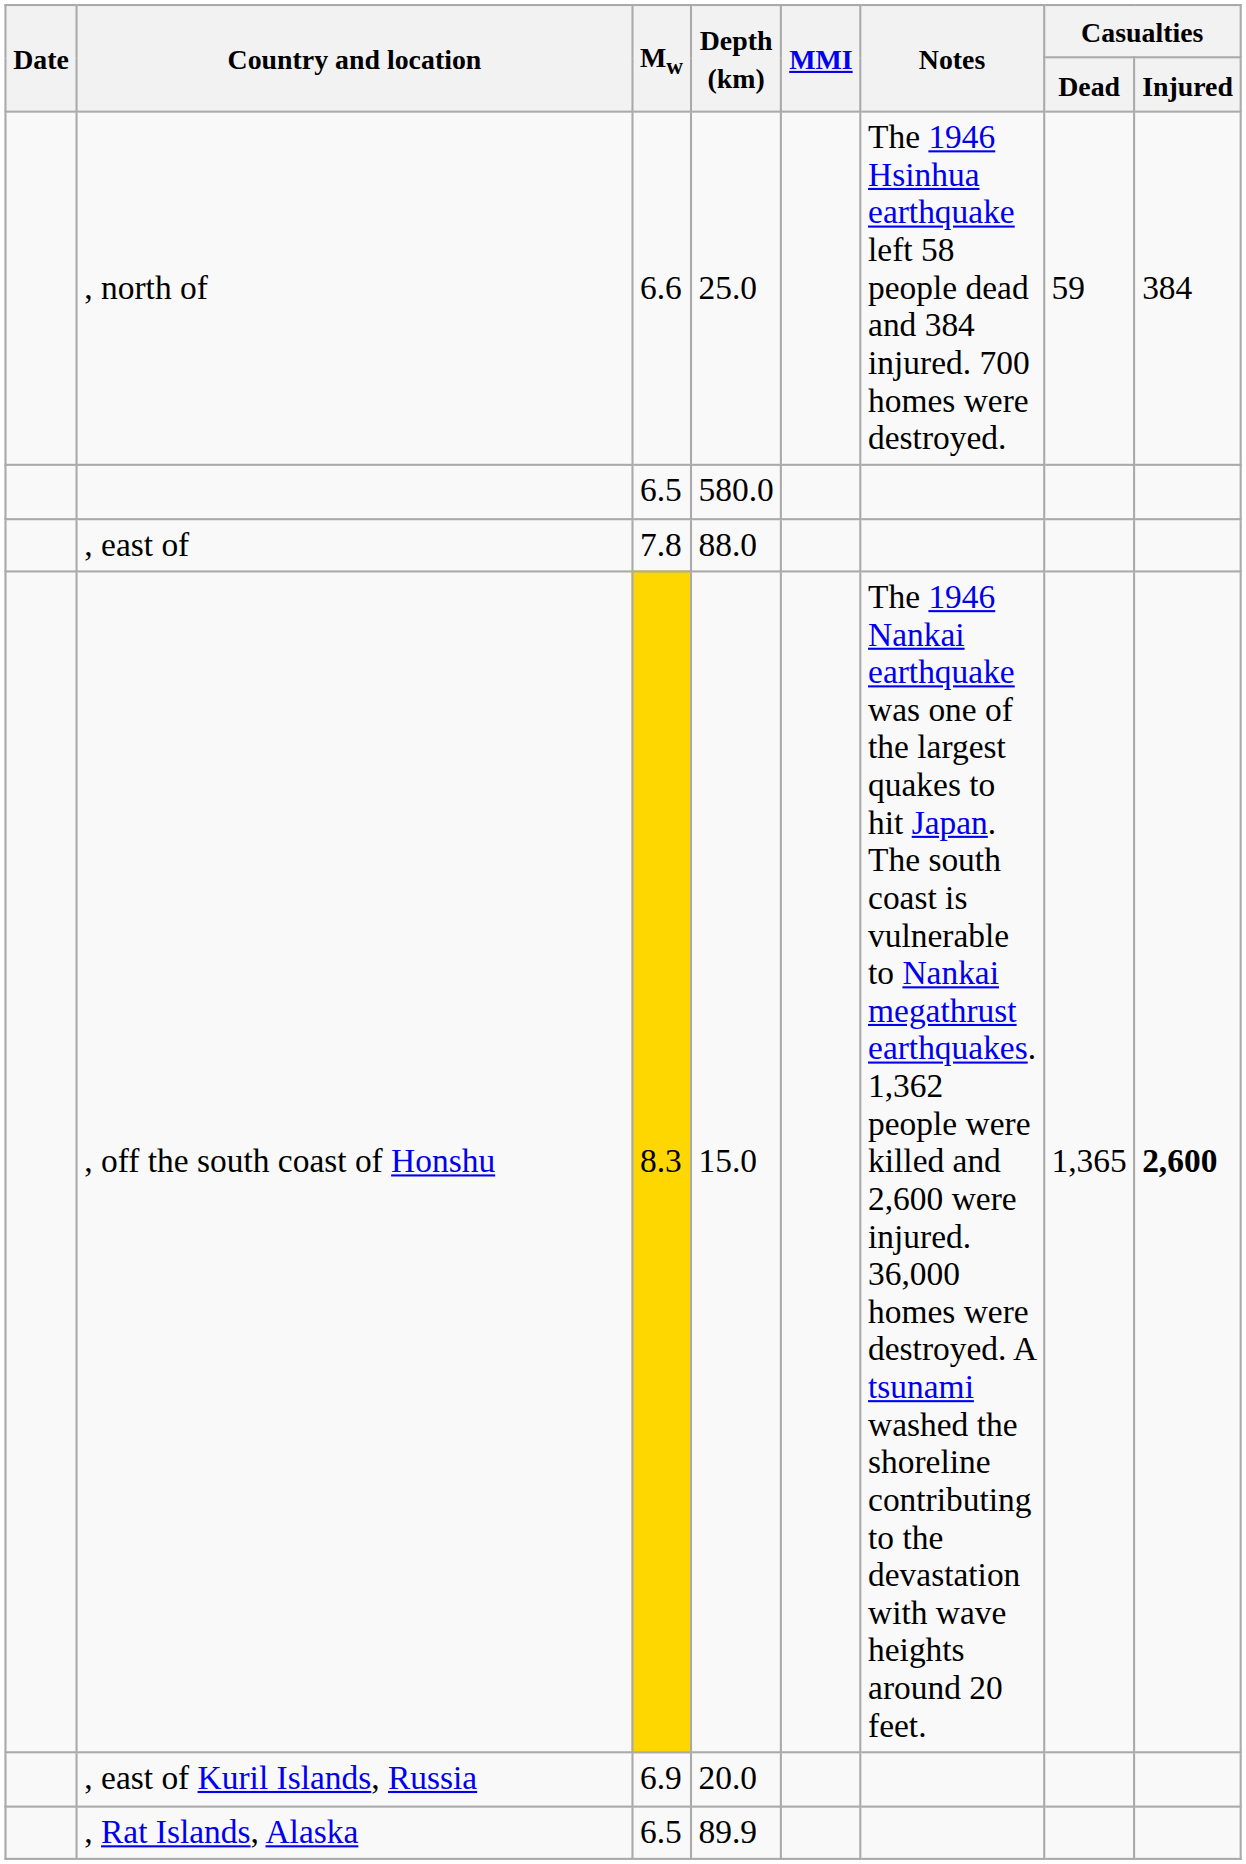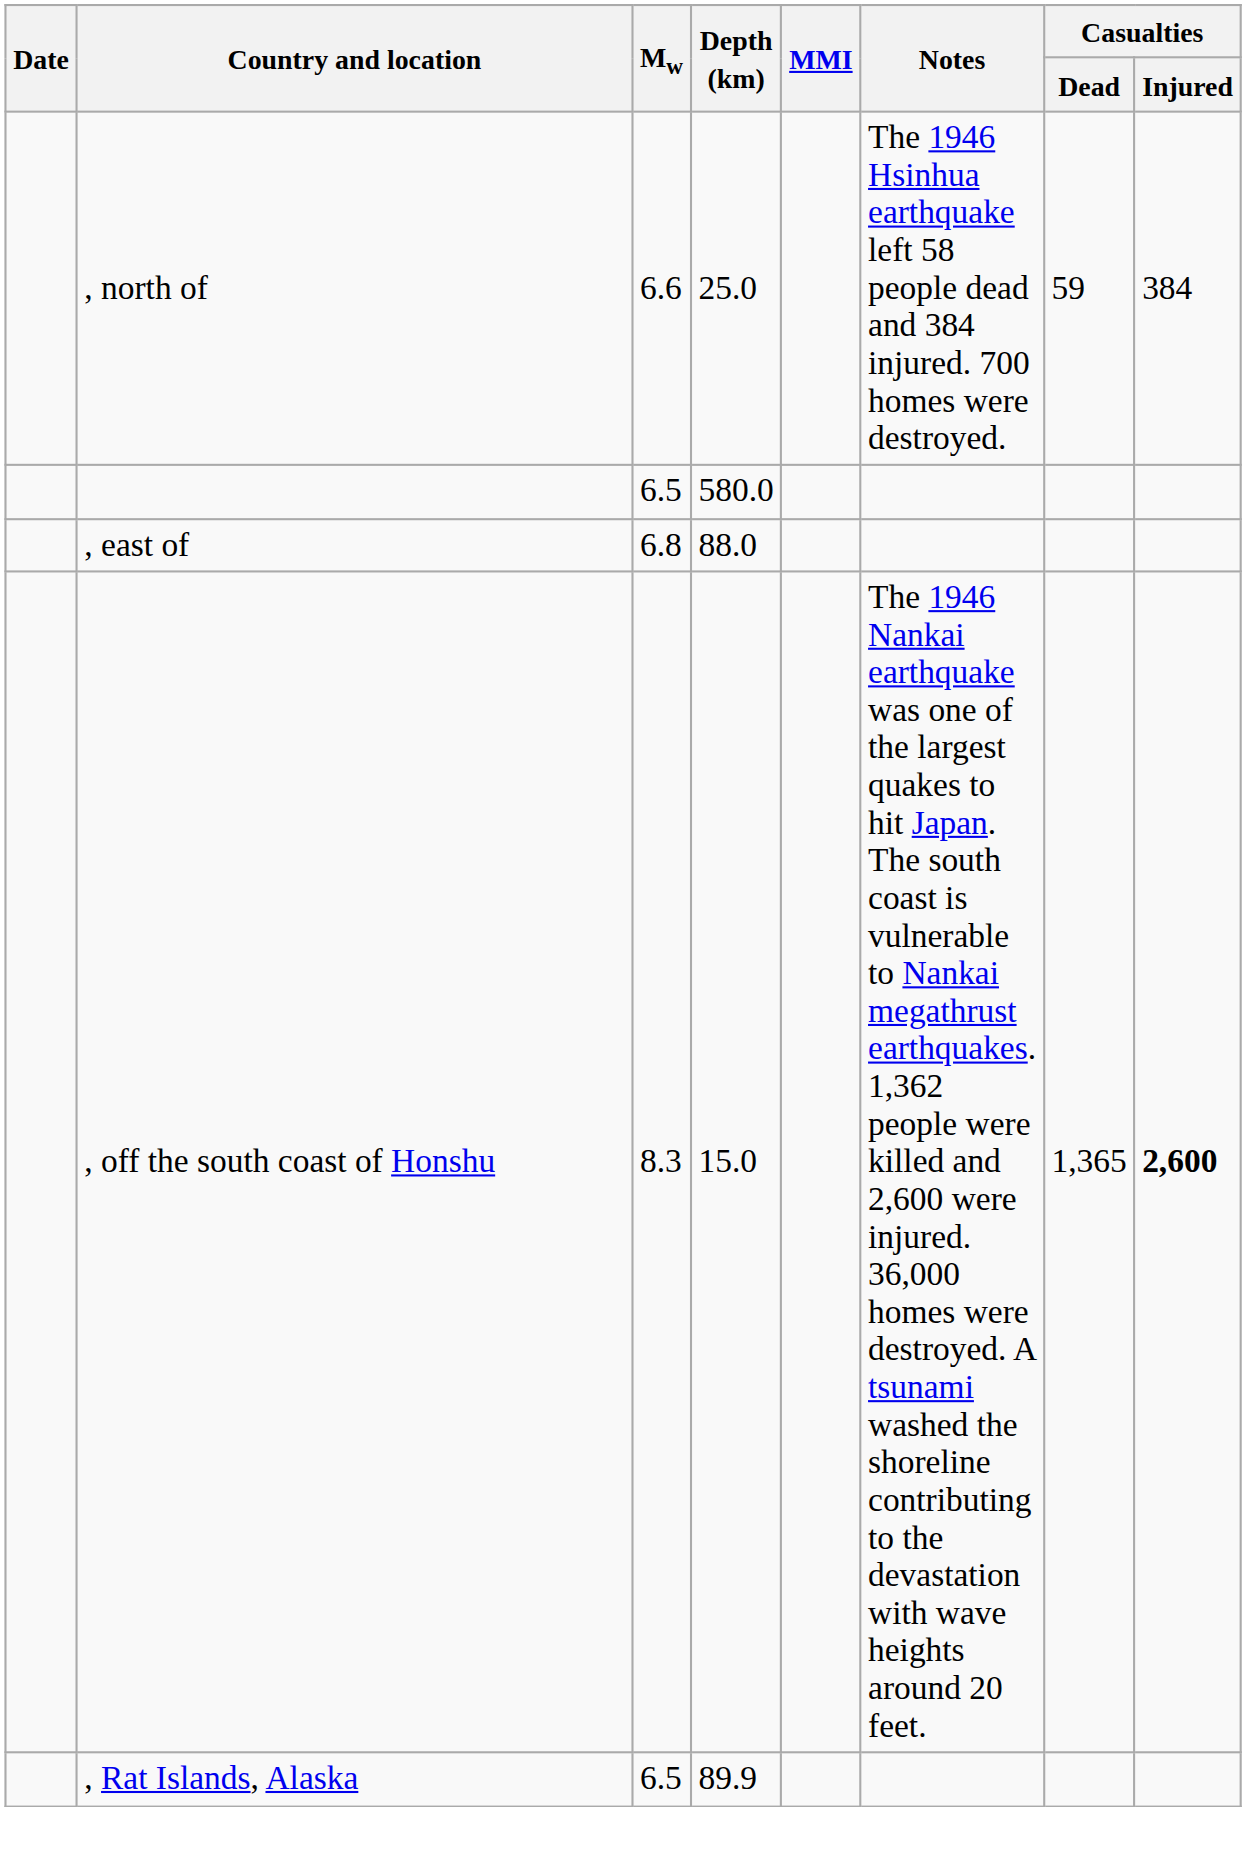(661, 544) 7.8 -> (661, 544) 6.8
(661, 1161) gold background -> (661, 1161) no background
- row: (281, 1778)
